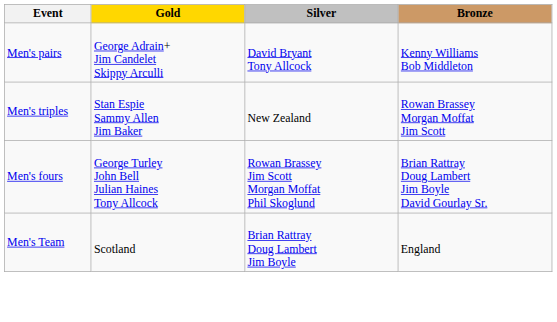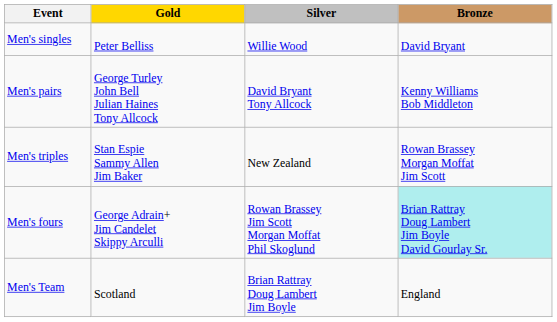+ row: (39, 39)
(132, 59) George Adrain+ Jim Candelet Skippy Arculli -> (128, 98) George Turley John Bell Julian Haines Tony Allcock
(128, 183) George Turley John Bell Julian Haines Tony Allcock -> (132, 228) George Adrain+ Jim Candelet Skippy Arculli
(444, 183) no background -> (444, 228) paleturquoise background
